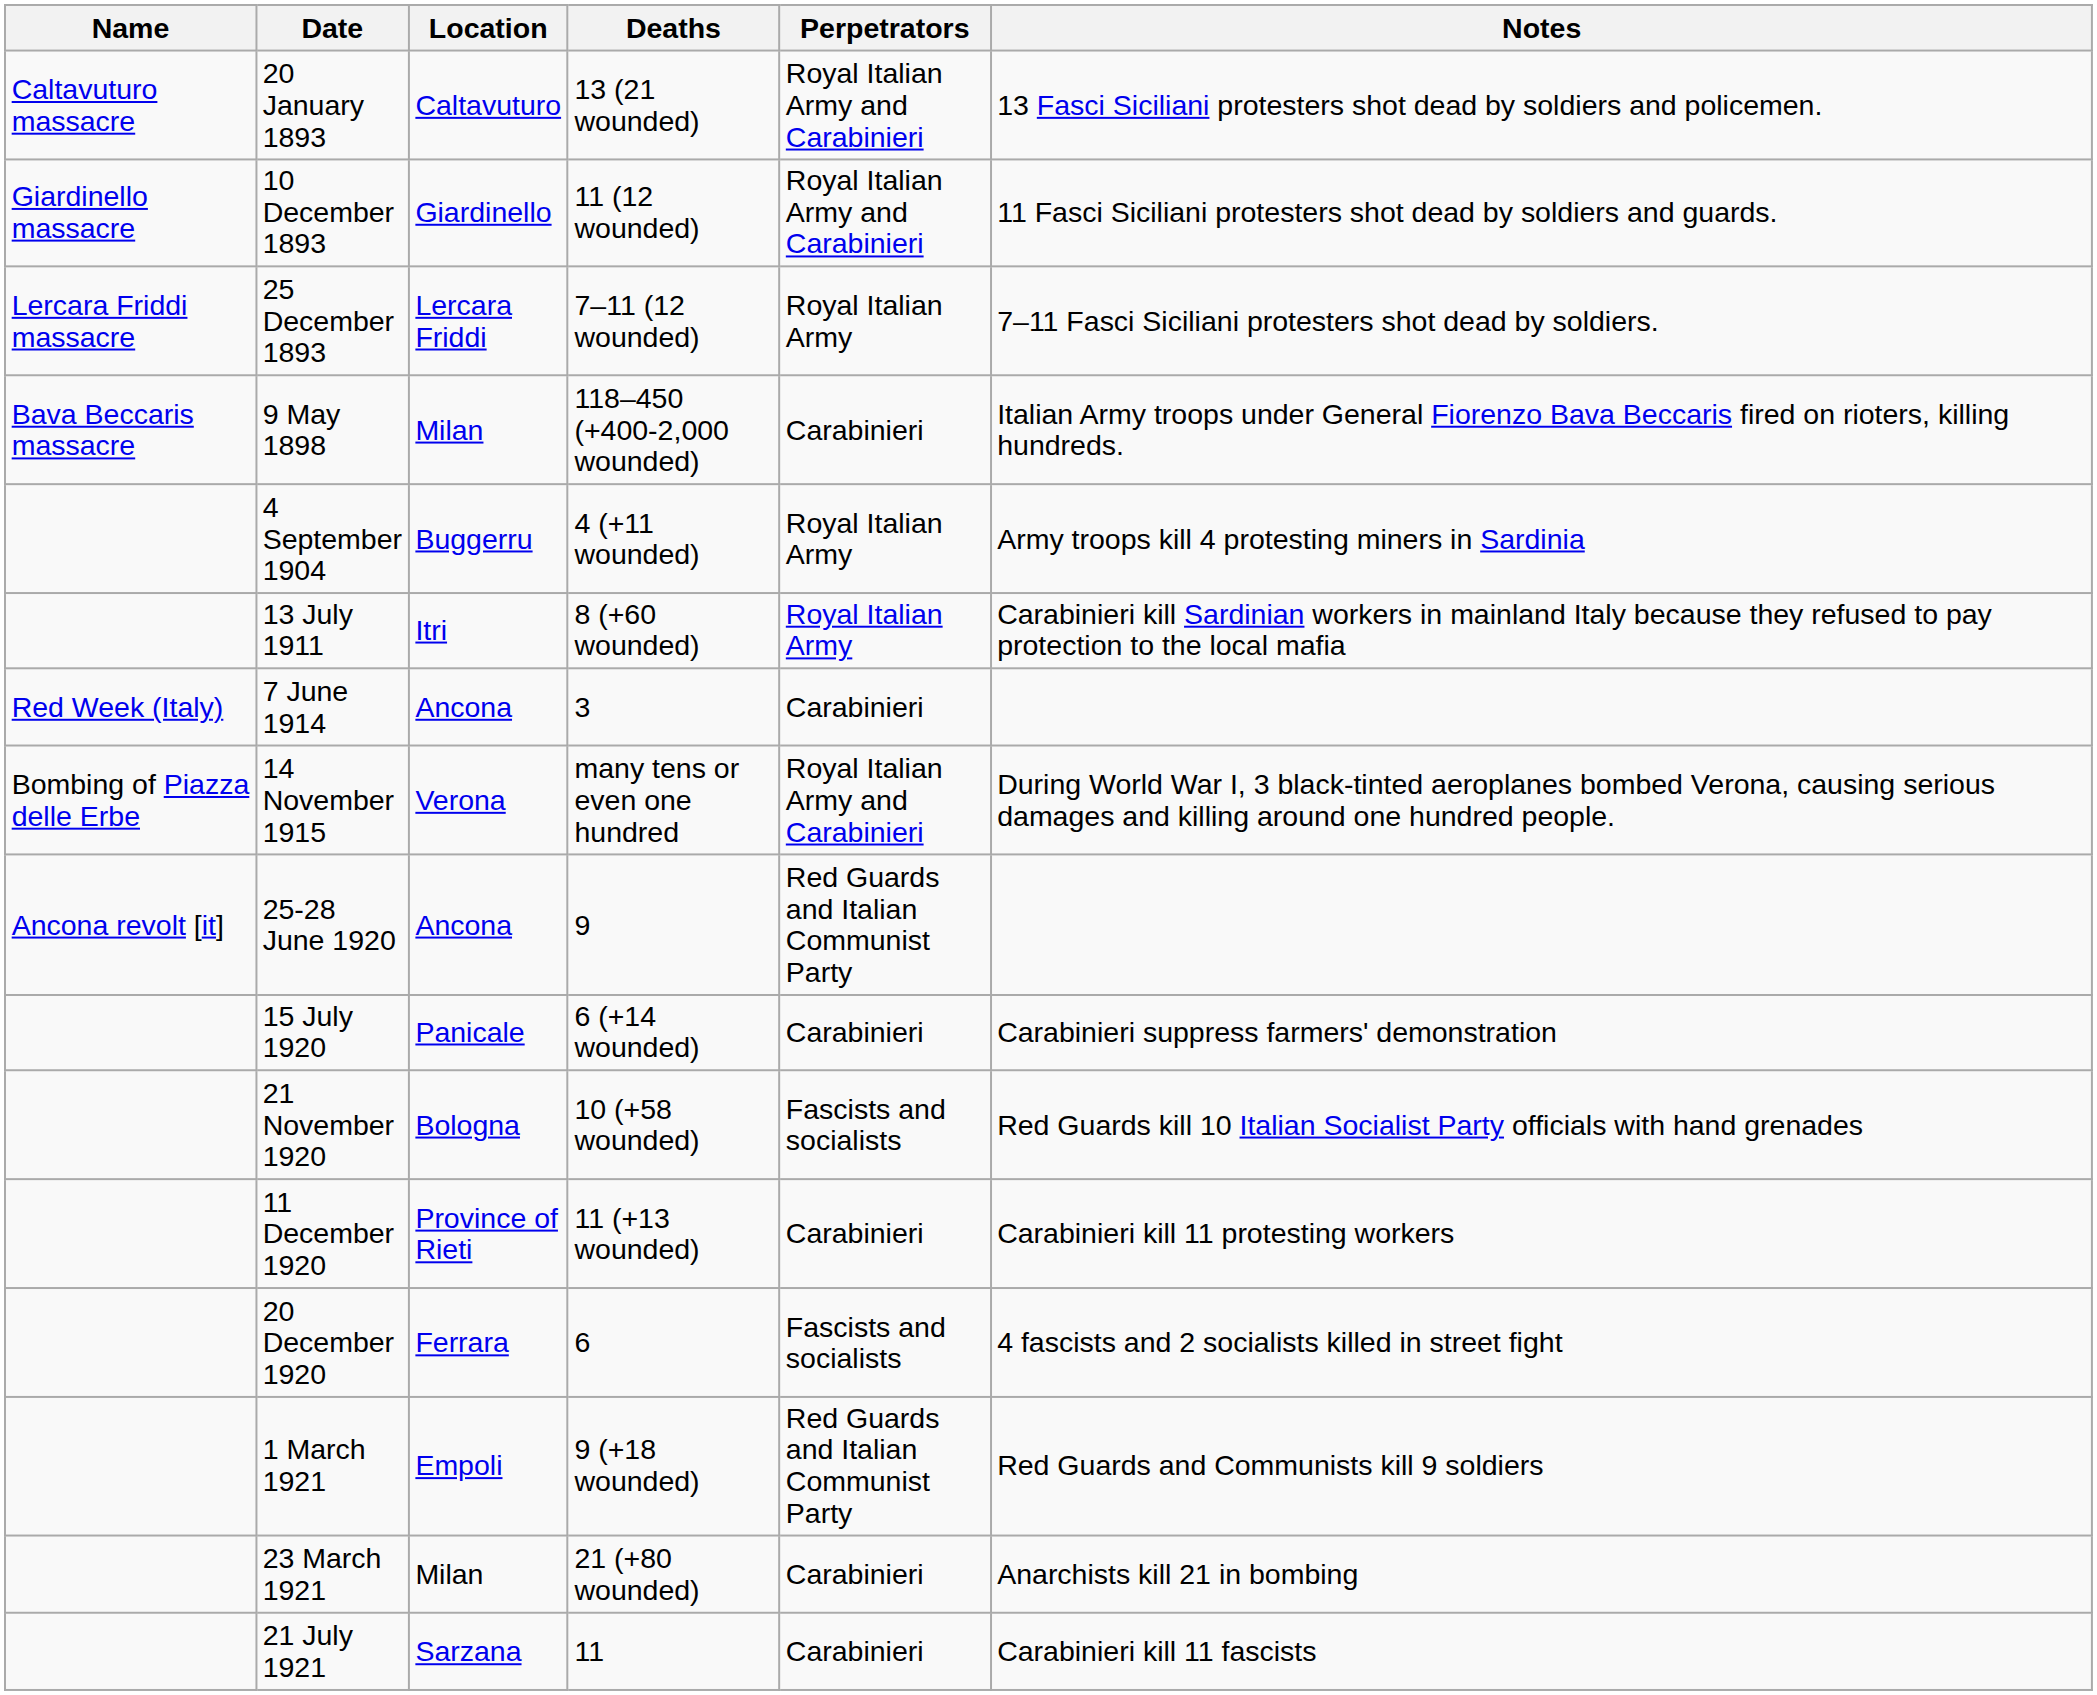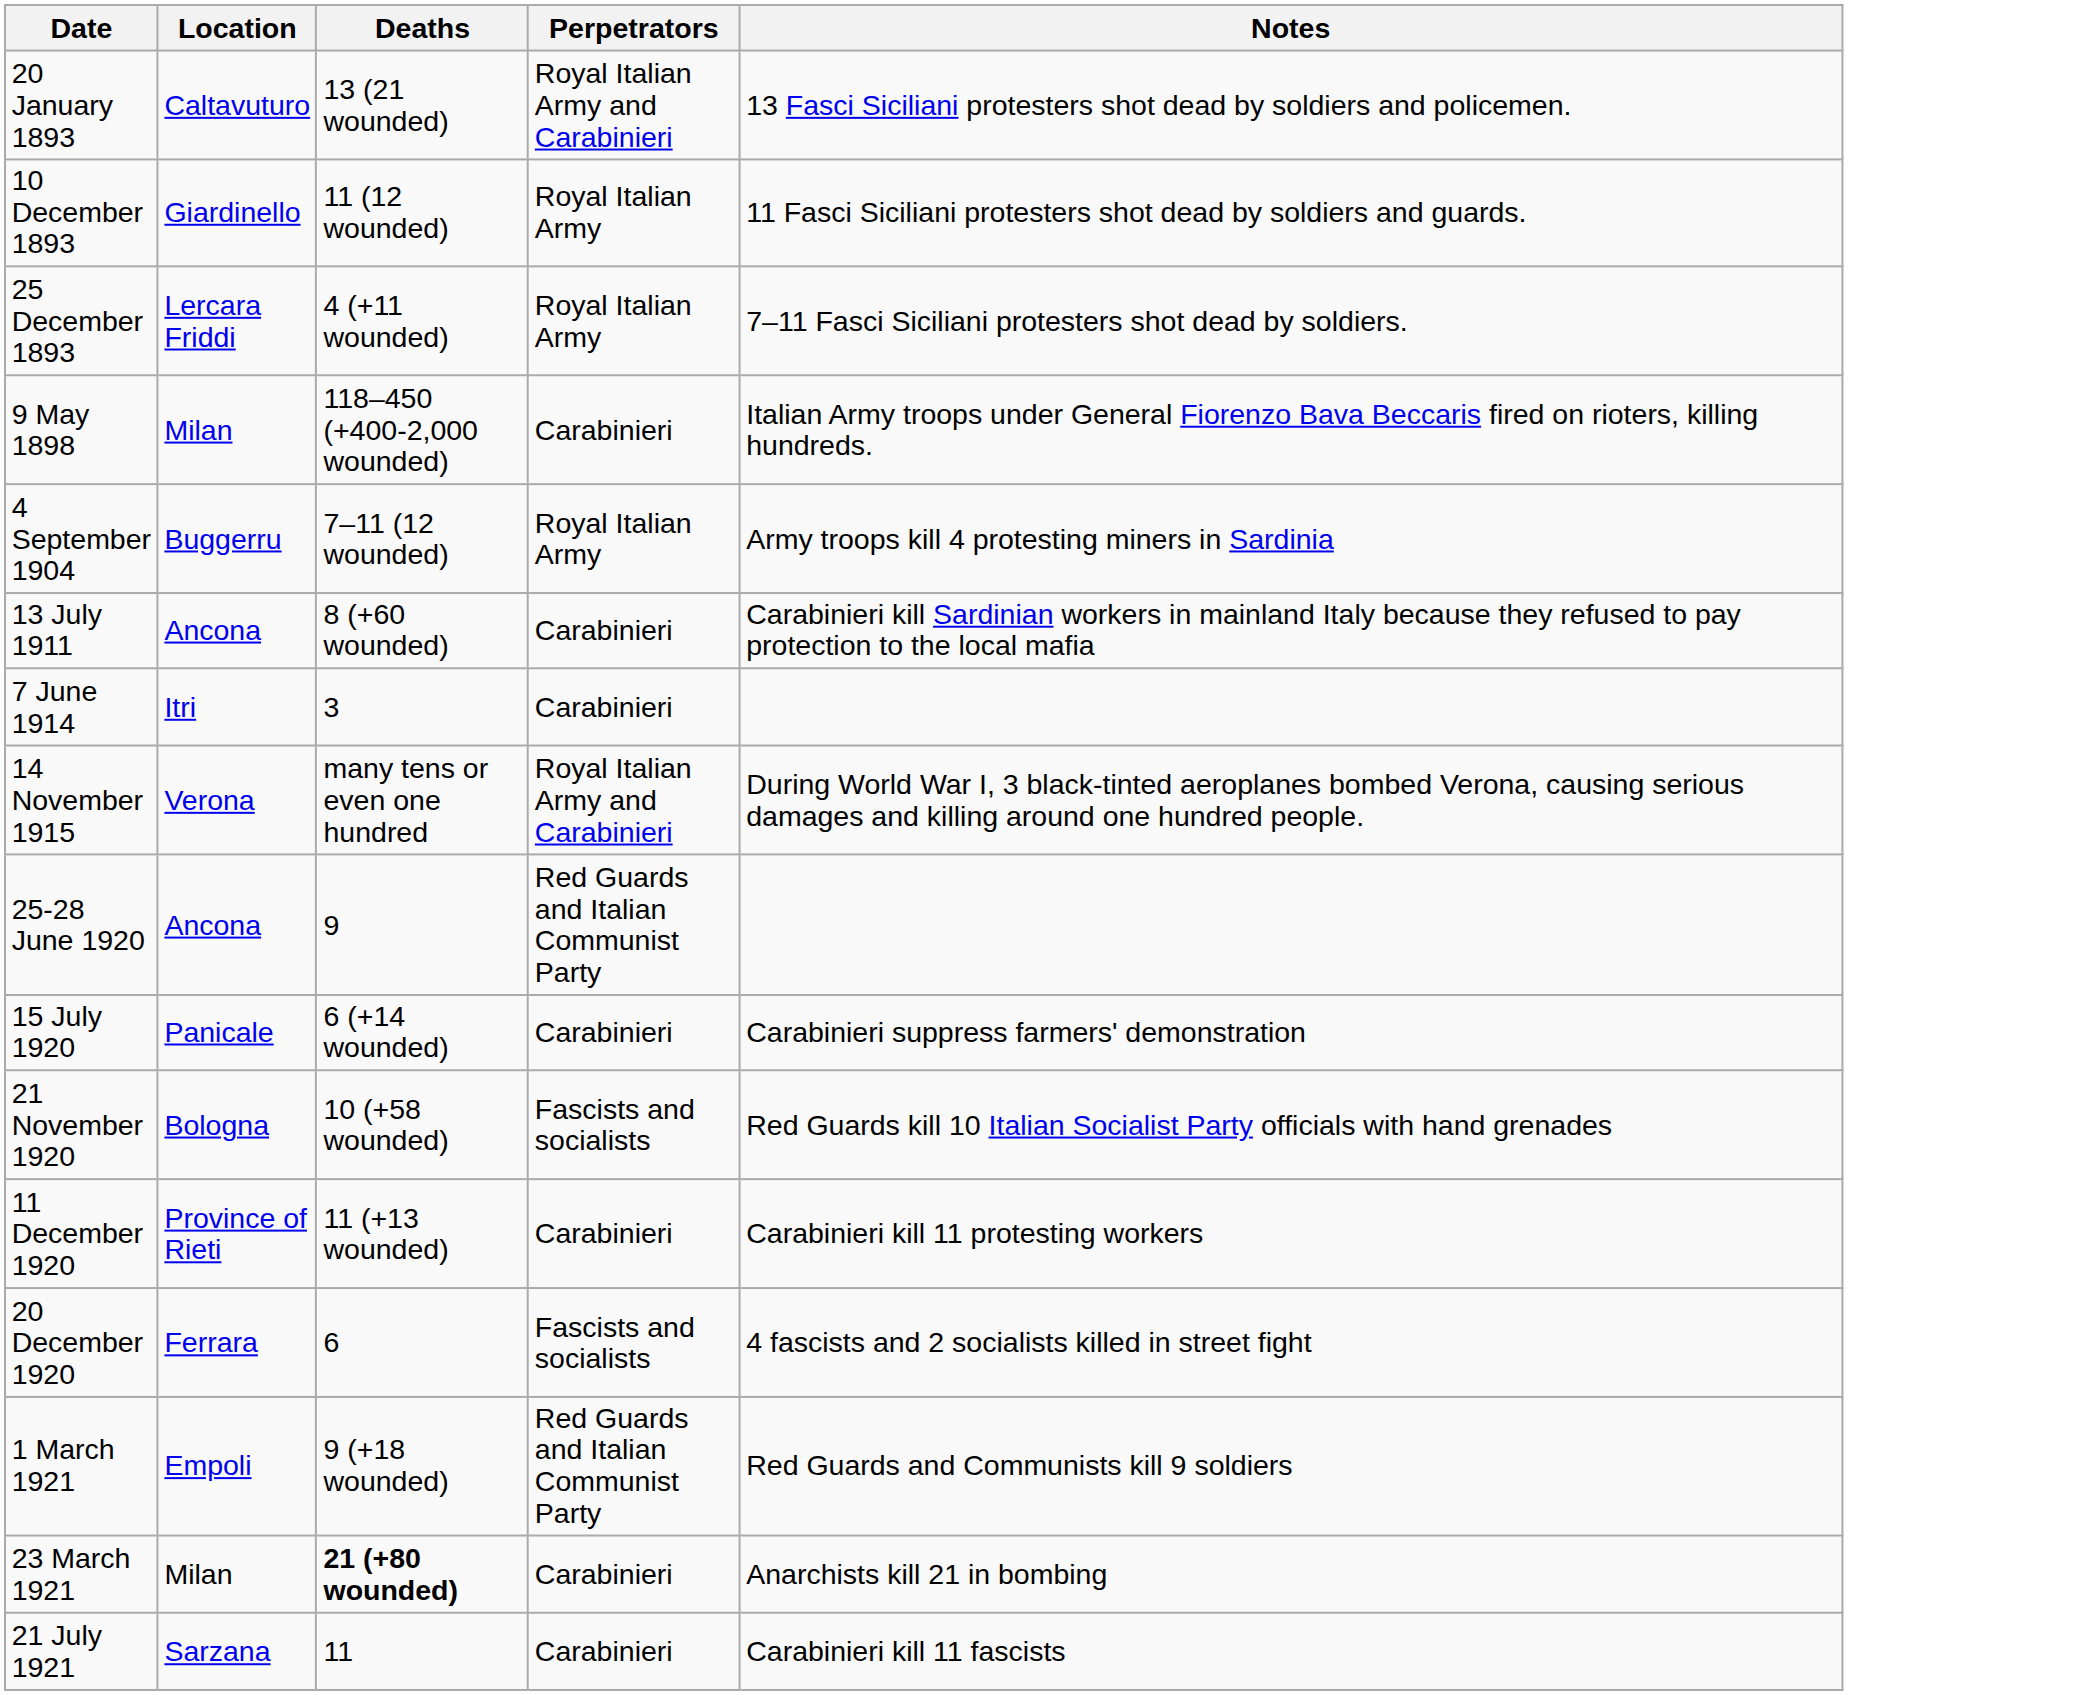- column: (130, 28)
(864, 213) Royal Italian Army and Carabinieri -> (613, 213) Royal Italian Army
(637, 321) 7–11 (12 wounded) -> (386, 321) 4 (+11 wounded)
(637, 538) 4 (+11 wounded) -> (386, 538) 7–11 (12 wounded)
(431, 631) Itri -> (213, 631) Ancona
(864, 631) Royal Italian Army -> (604, 631) Carabinieri
(464, 708) Ancona -> (180, 708) Itri
(637, 1575) normal -> (391, 1575) bold
